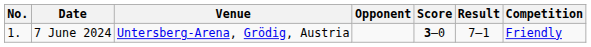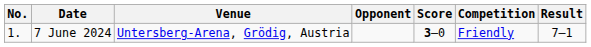columns swapped: (479, 14) <-> (544, 14)
